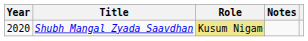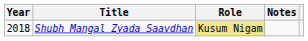(18, 28) 2020 -> (18, 28) 2018
